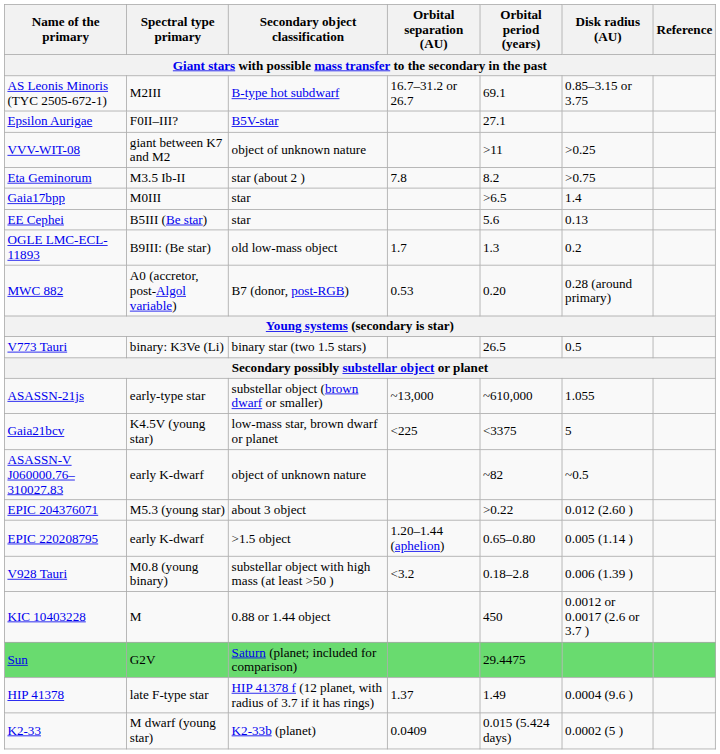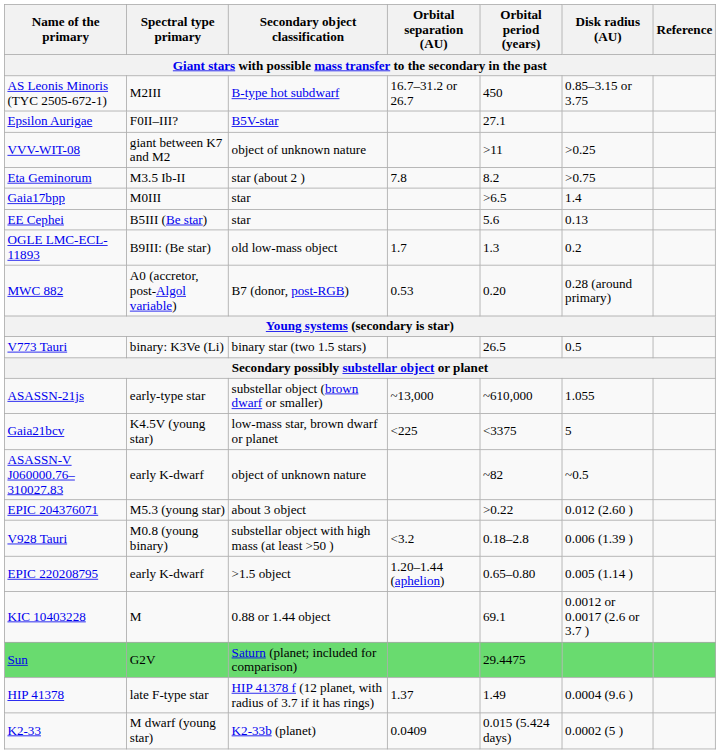(494, 93) 69.1 -> (493, 93) 450
rows swapped: (37, 573) <-> (53, 538)
(493, 616) 450 -> (494, 616) 69.1
